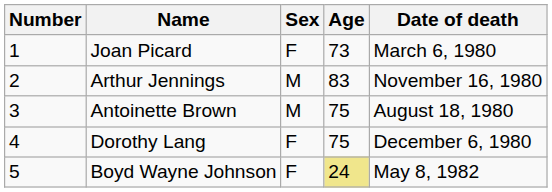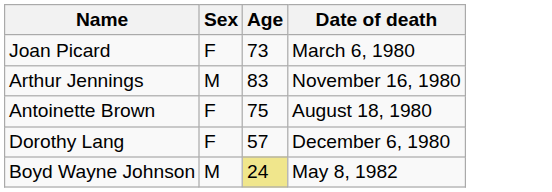- column: (45, 19)
(293, 111) M -> (210, 111) F
(339, 141) 75 -> (258, 141) 57
(291, 171) F -> (212, 171) M
